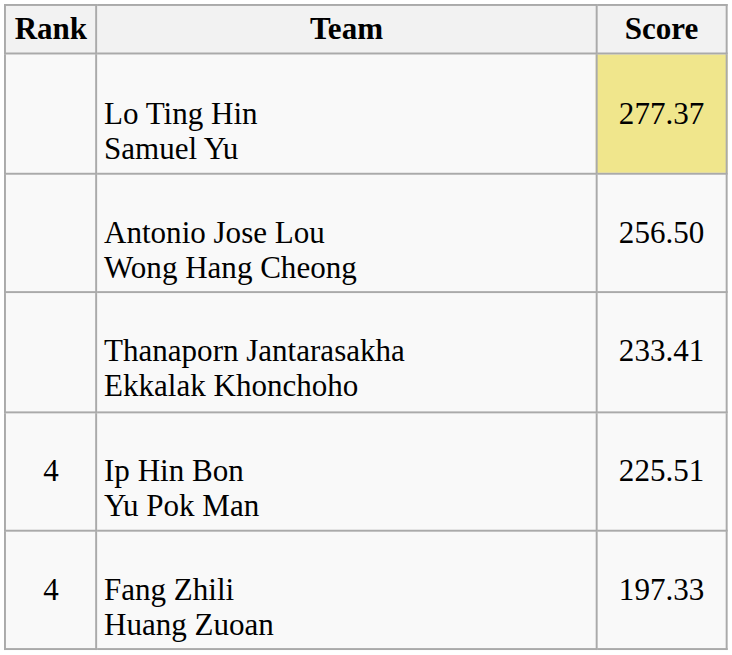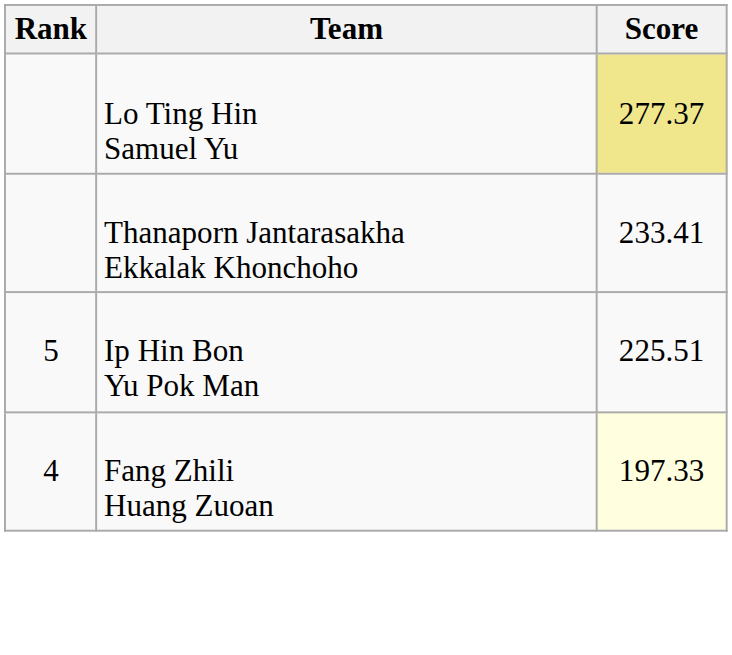- row: (230, 249)
(51, 470) 4 -> (51, 351) 5
(662, 589) no background -> (662, 470) lightyellow background
